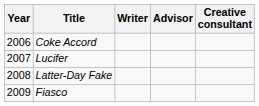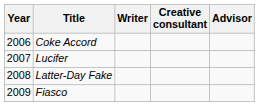columns swapped: (173, 19) <-> (225, 19)
